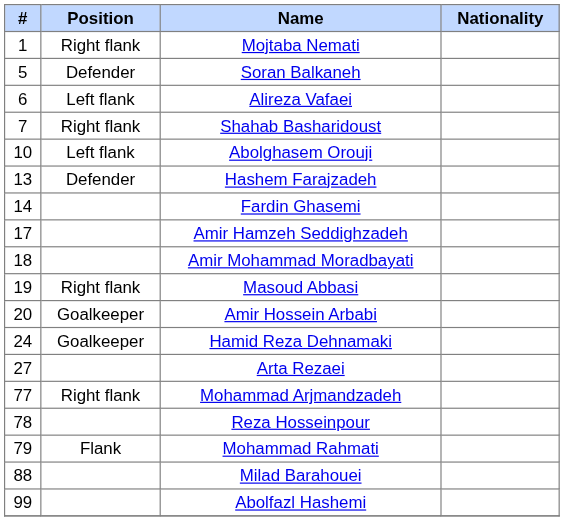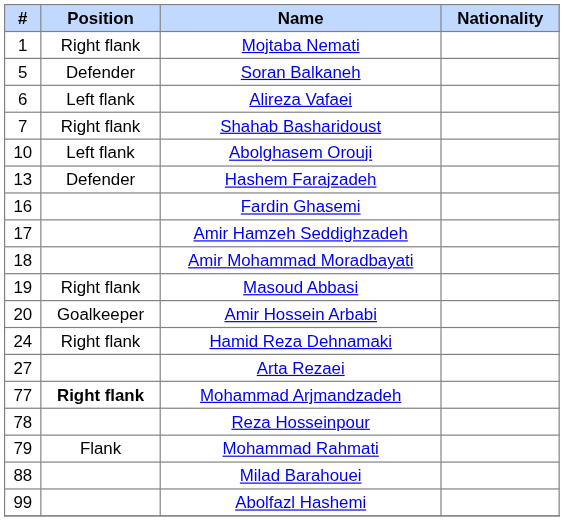(23, 206) 14 -> (23, 206) 16
(101, 341) Goalkeeper -> (101, 341) Right flank
(101, 395) normal -> (101, 395) bold
